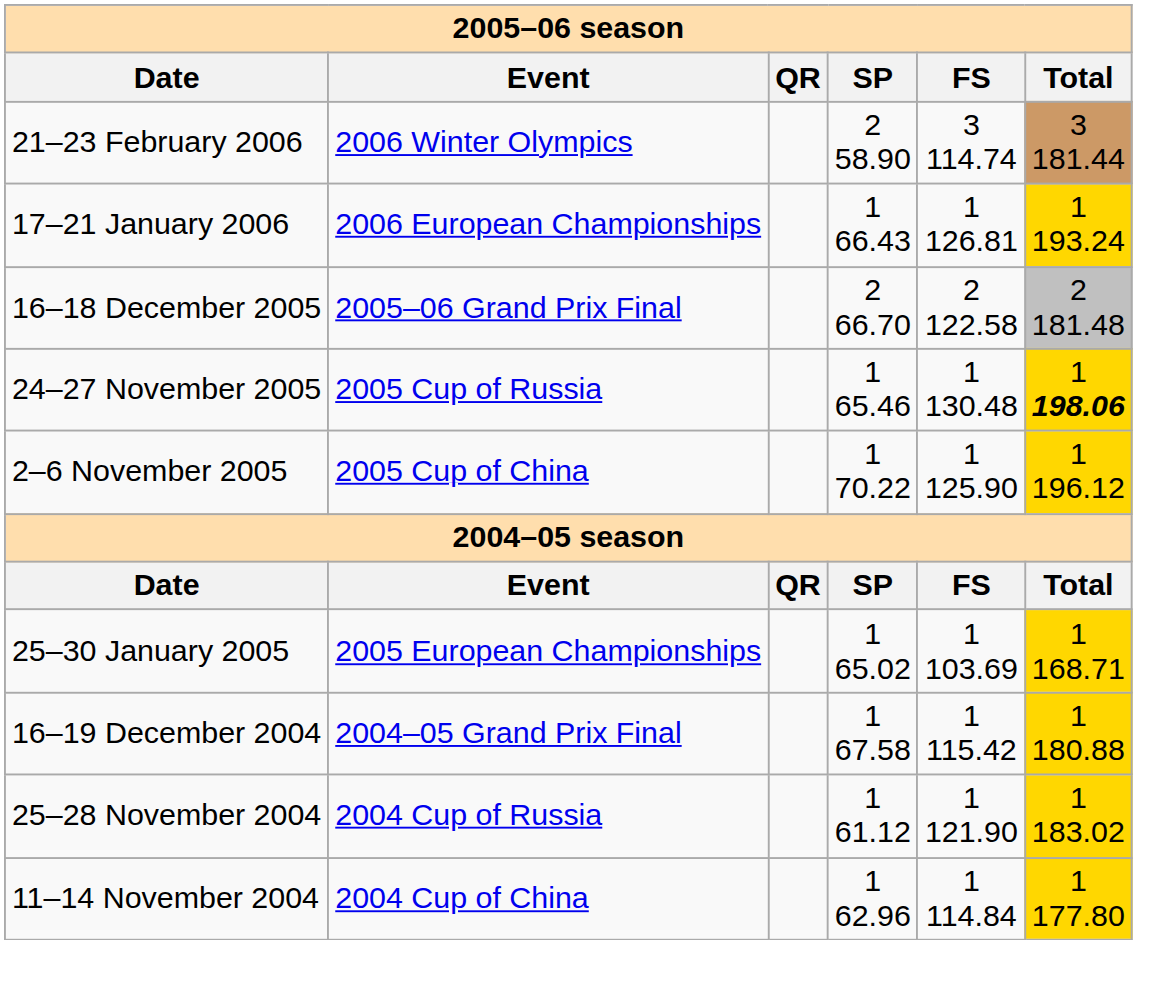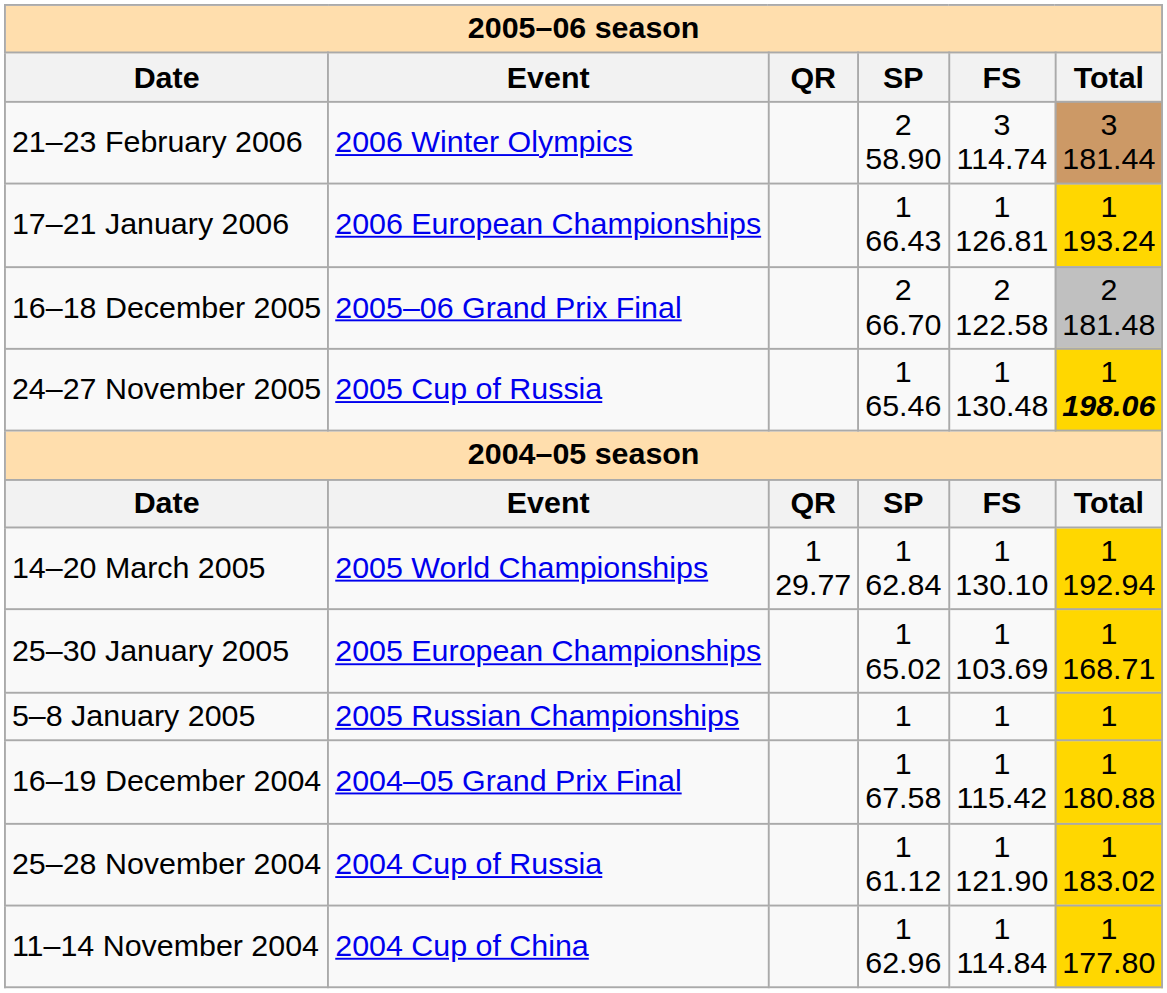- row: (150, 471)
+ row: (139, 568)
+ row: (134, 715)
